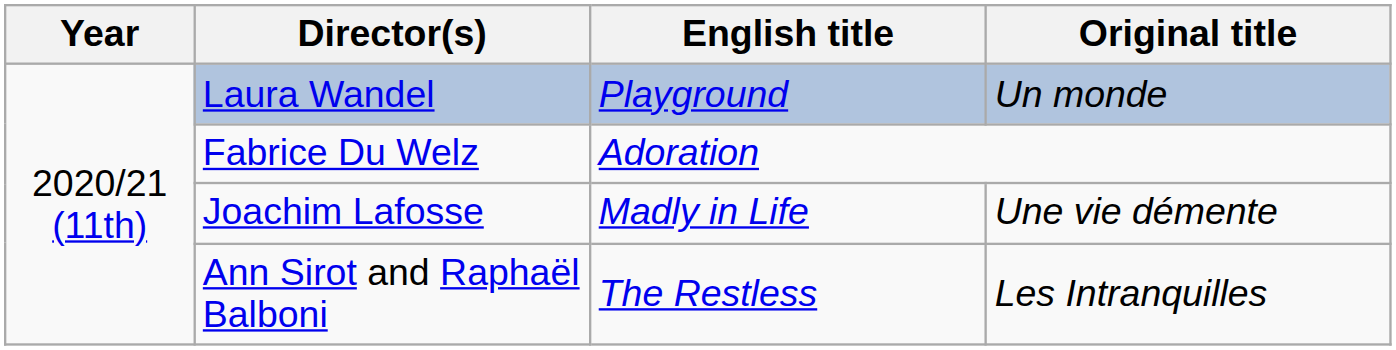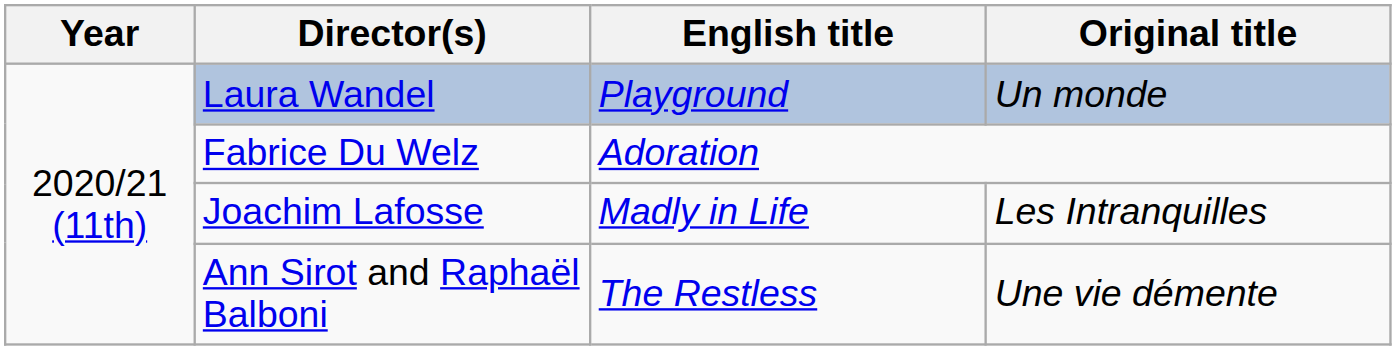(1136, 212) Une vie démente -> (1131, 212) Les Intranquilles
(1131, 292) Les Intranquilles -> (1136, 292) Une vie démente
